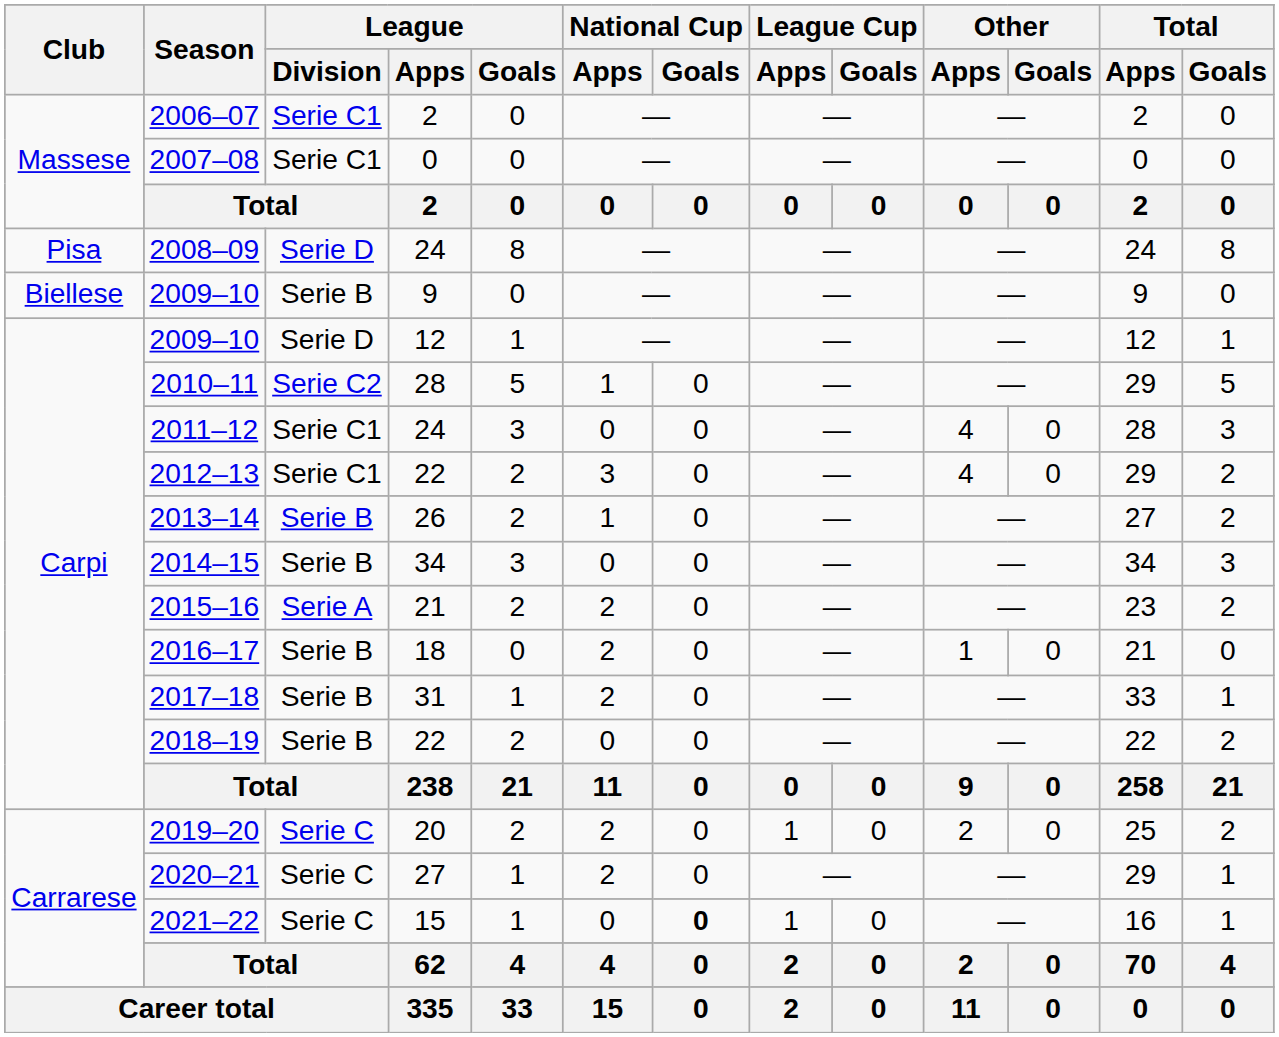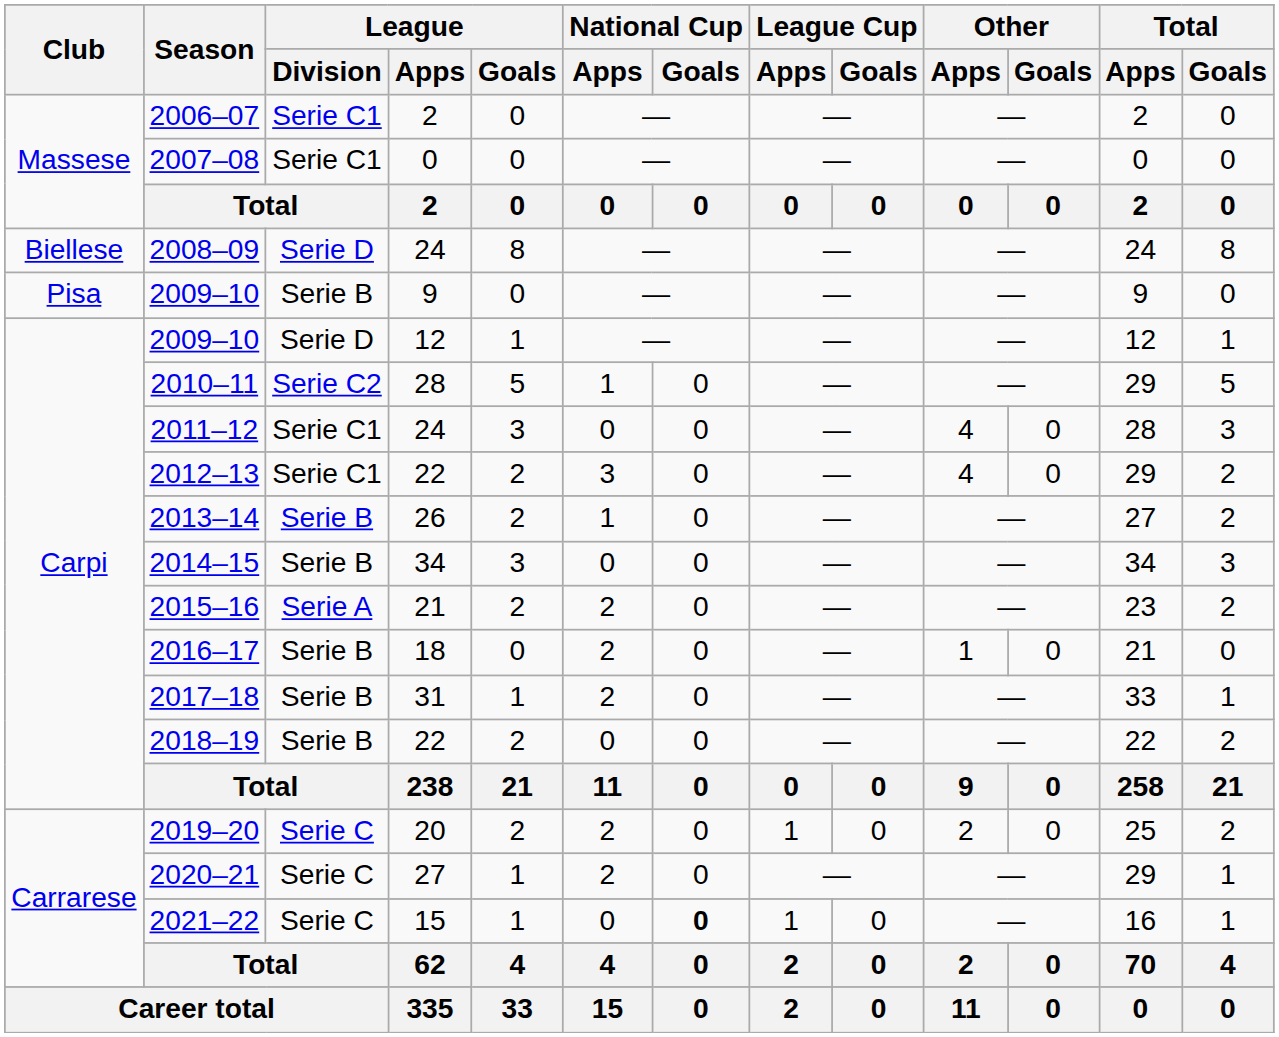(74, 250) Pisa -> (74, 250) Biellese
(74, 294) Biellese -> (74, 294) Pisa
